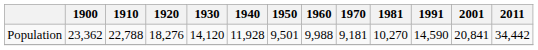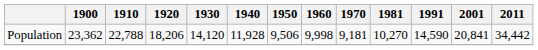(166, 34) 18,276 -> (166, 34) 18,206
(285, 34) 9,501 -> (285, 34) 9,506
(319, 34) 9,988 -> (319, 34) 9,998
